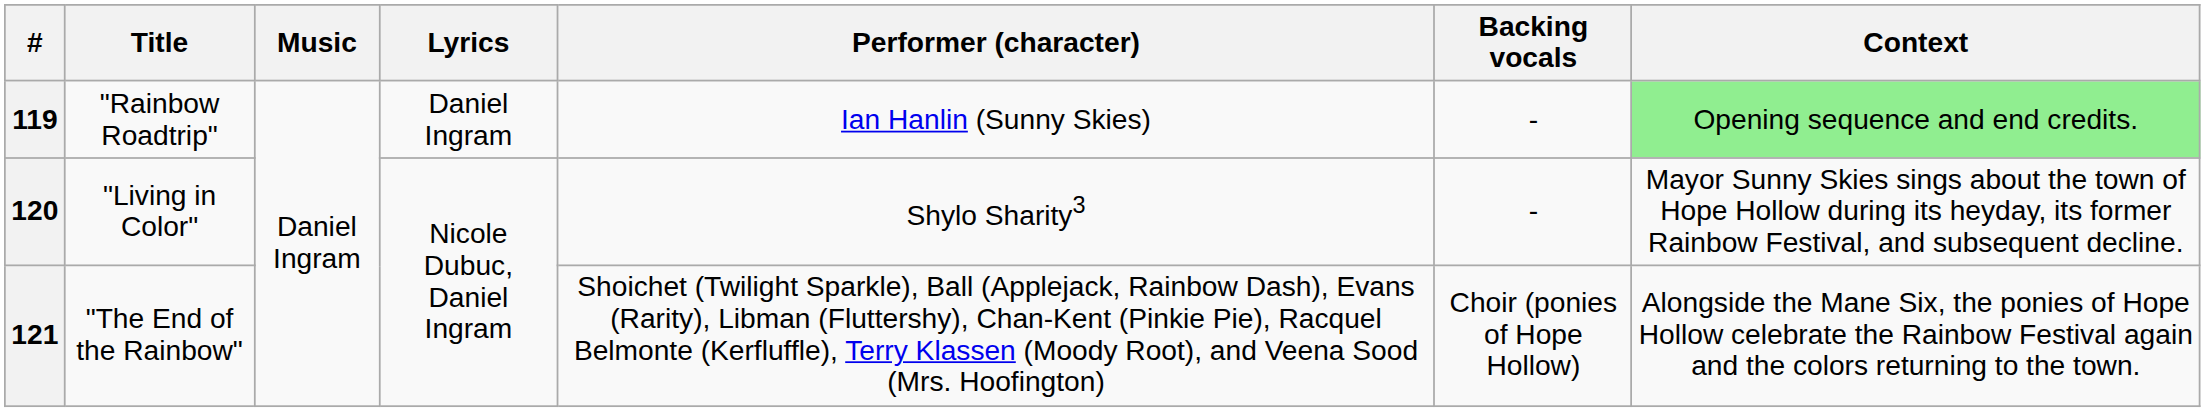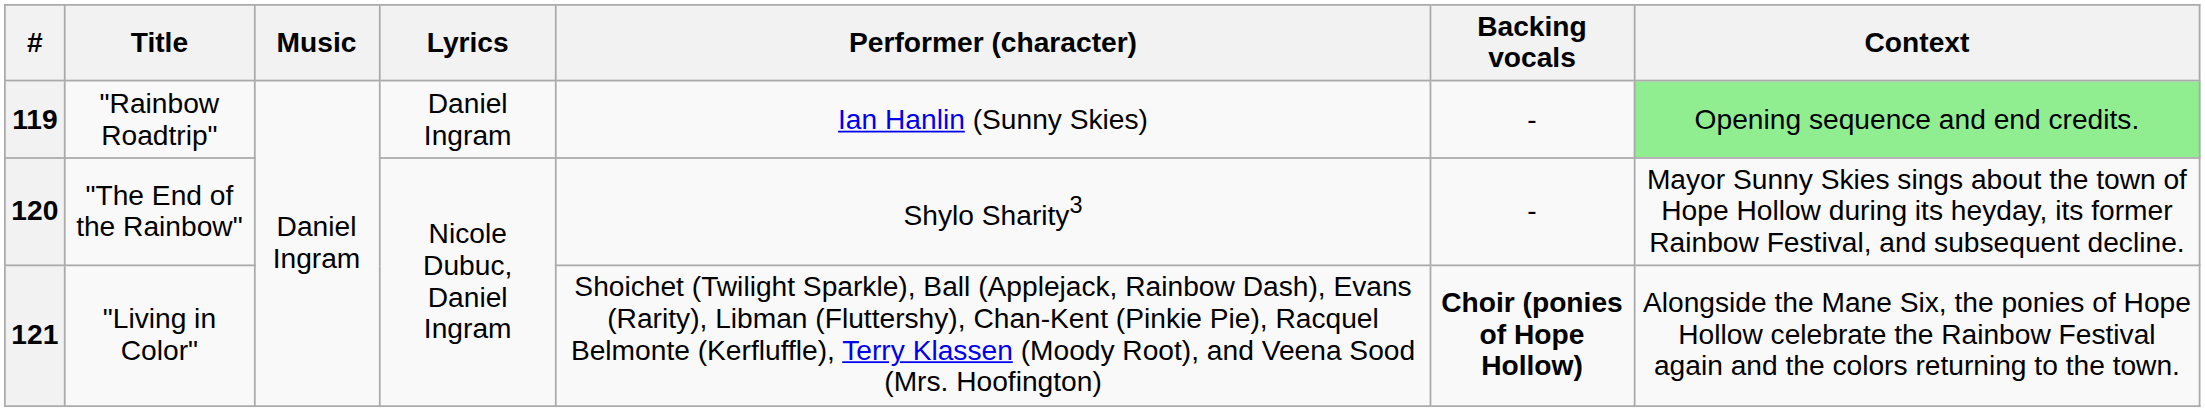(160, 211) "Living in Color" -> (159, 211) "The End of the Rainbow"
(160, 335) "The End of the Rainbow" -> (159, 335) "Living in Color"
(1533, 335) normal -> (1532, 335) bold
